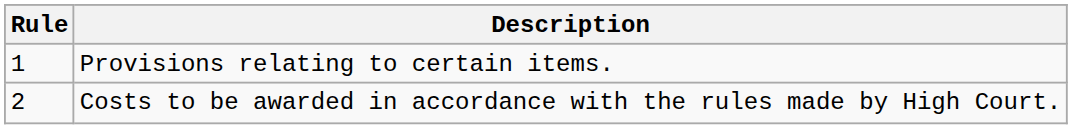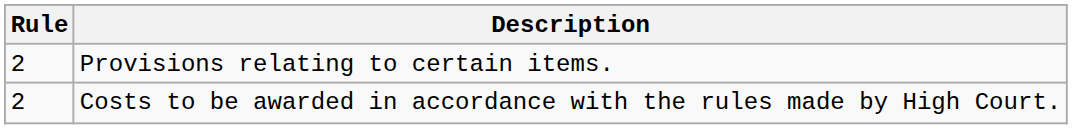(18, 64) 1 -> (18, 64) 2
